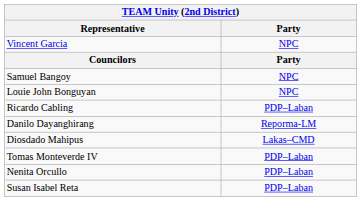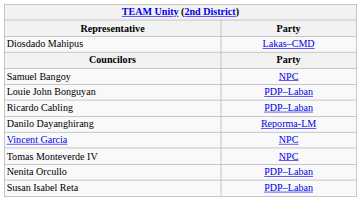rows swapped: (37, 44) <-> (45, 140)
(289, 92) NPC -> (289, 92) PDP–Laban
(289, 156) PDP–Laban -> (289, 156) NPC
